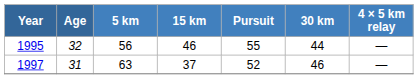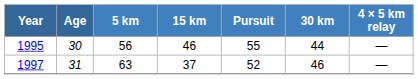(75, 46) 32 -> (75, 46) 30
